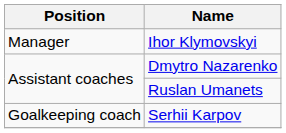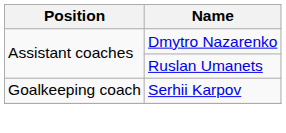- row: (202, 41)
